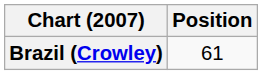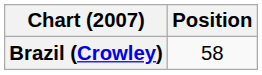(212, 52) 61 -> (212, 52) 58
